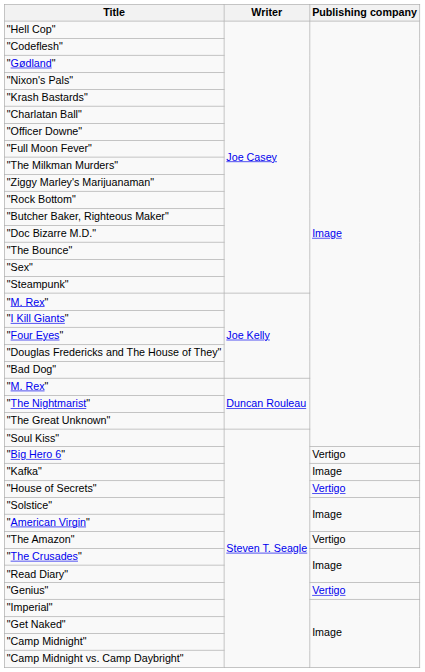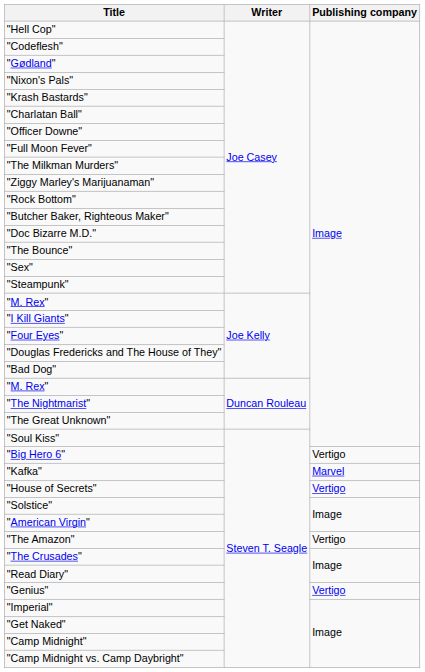(327, 472) Image -> (328, 472) Marvel
